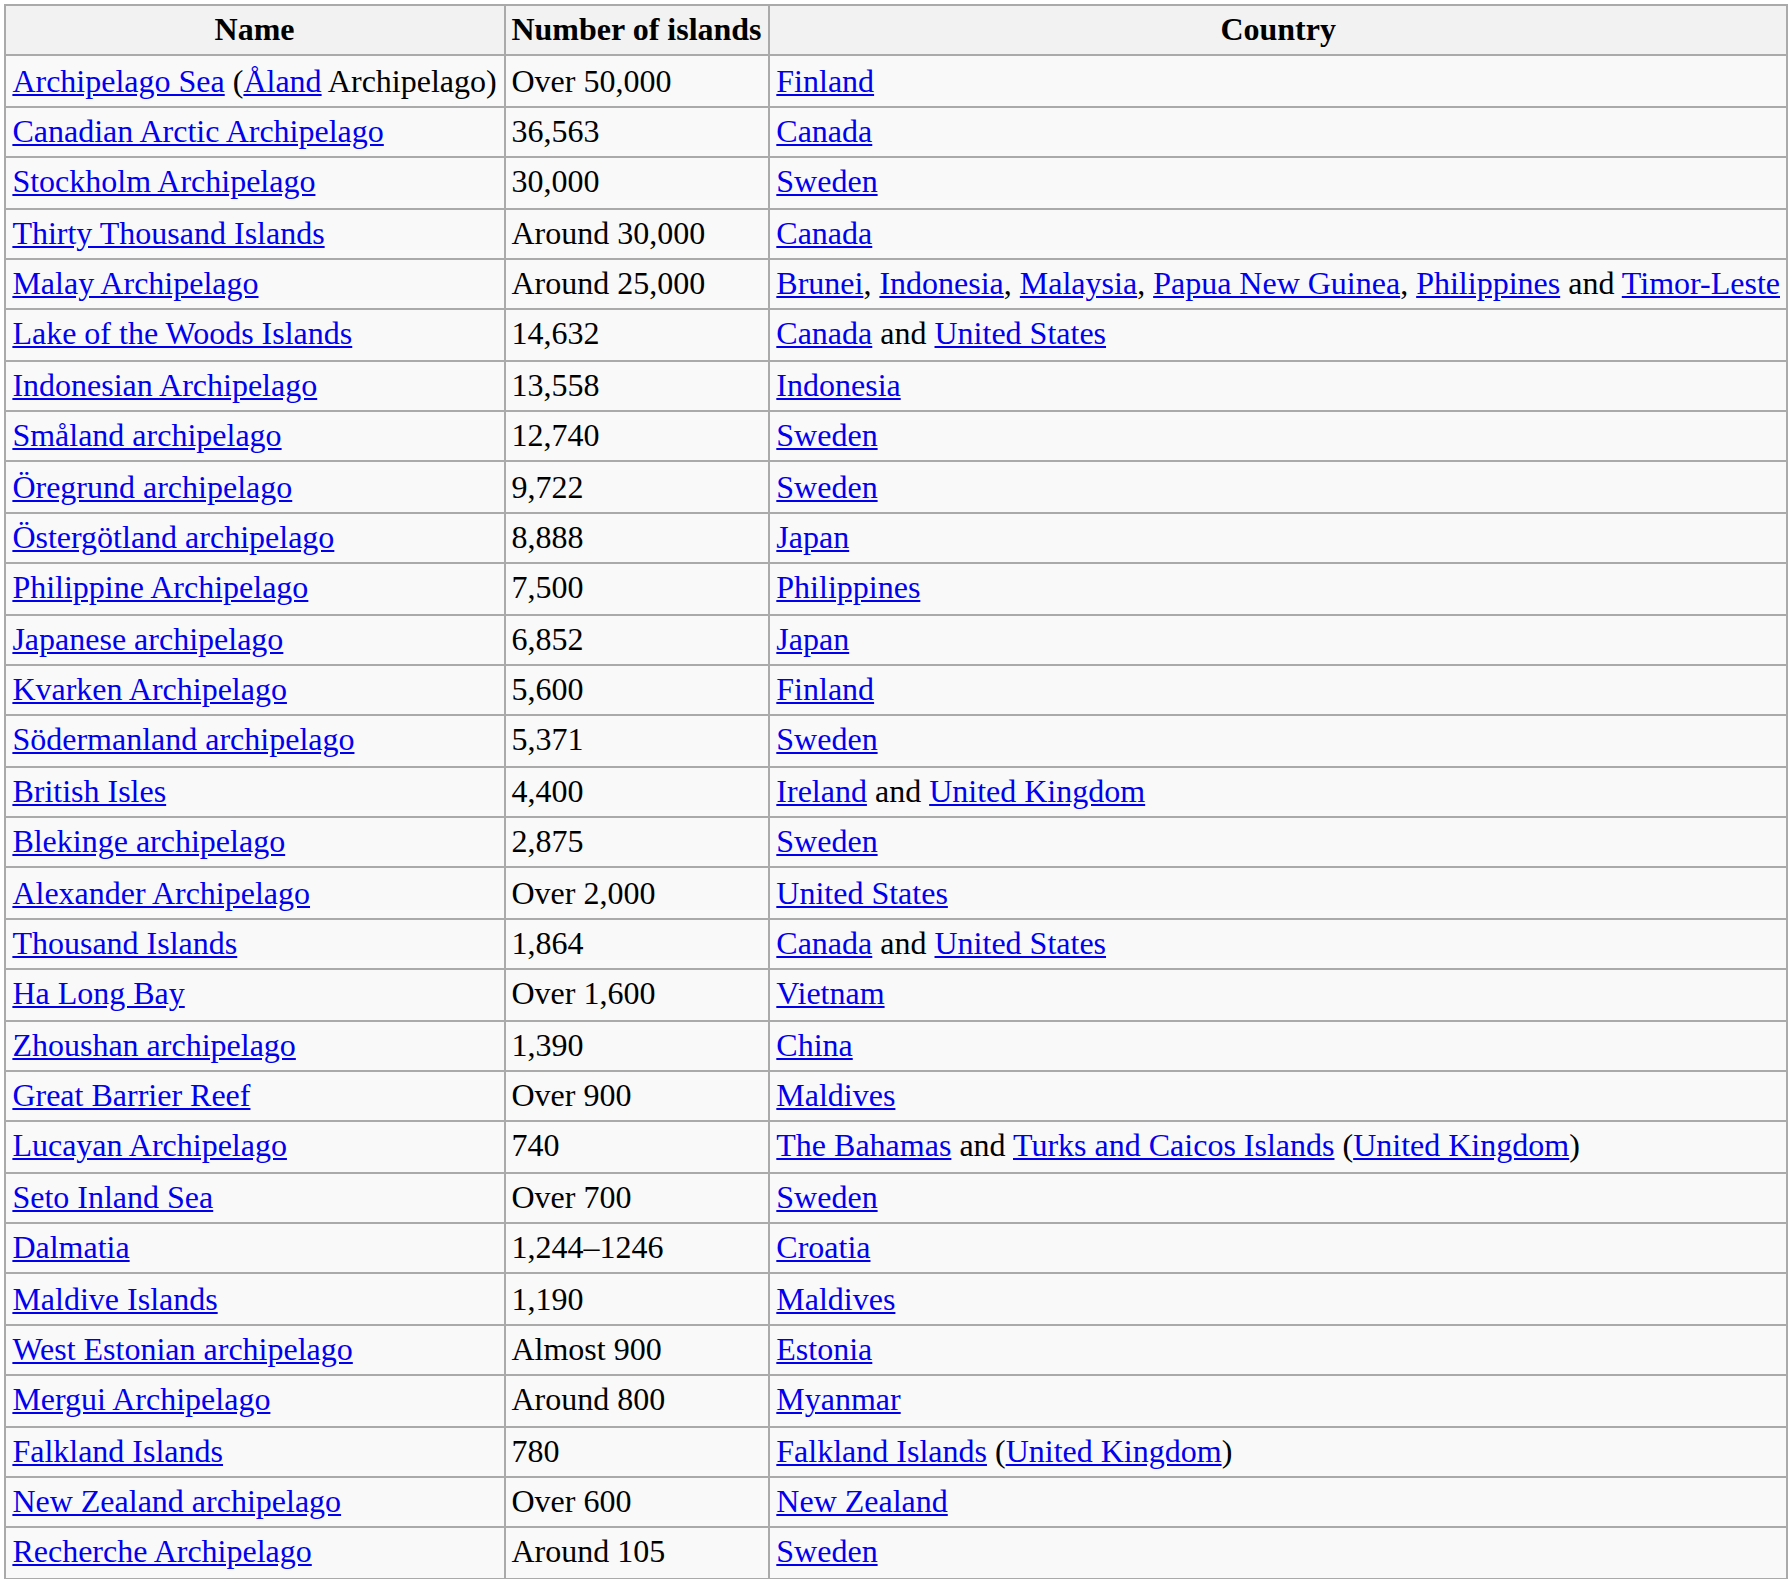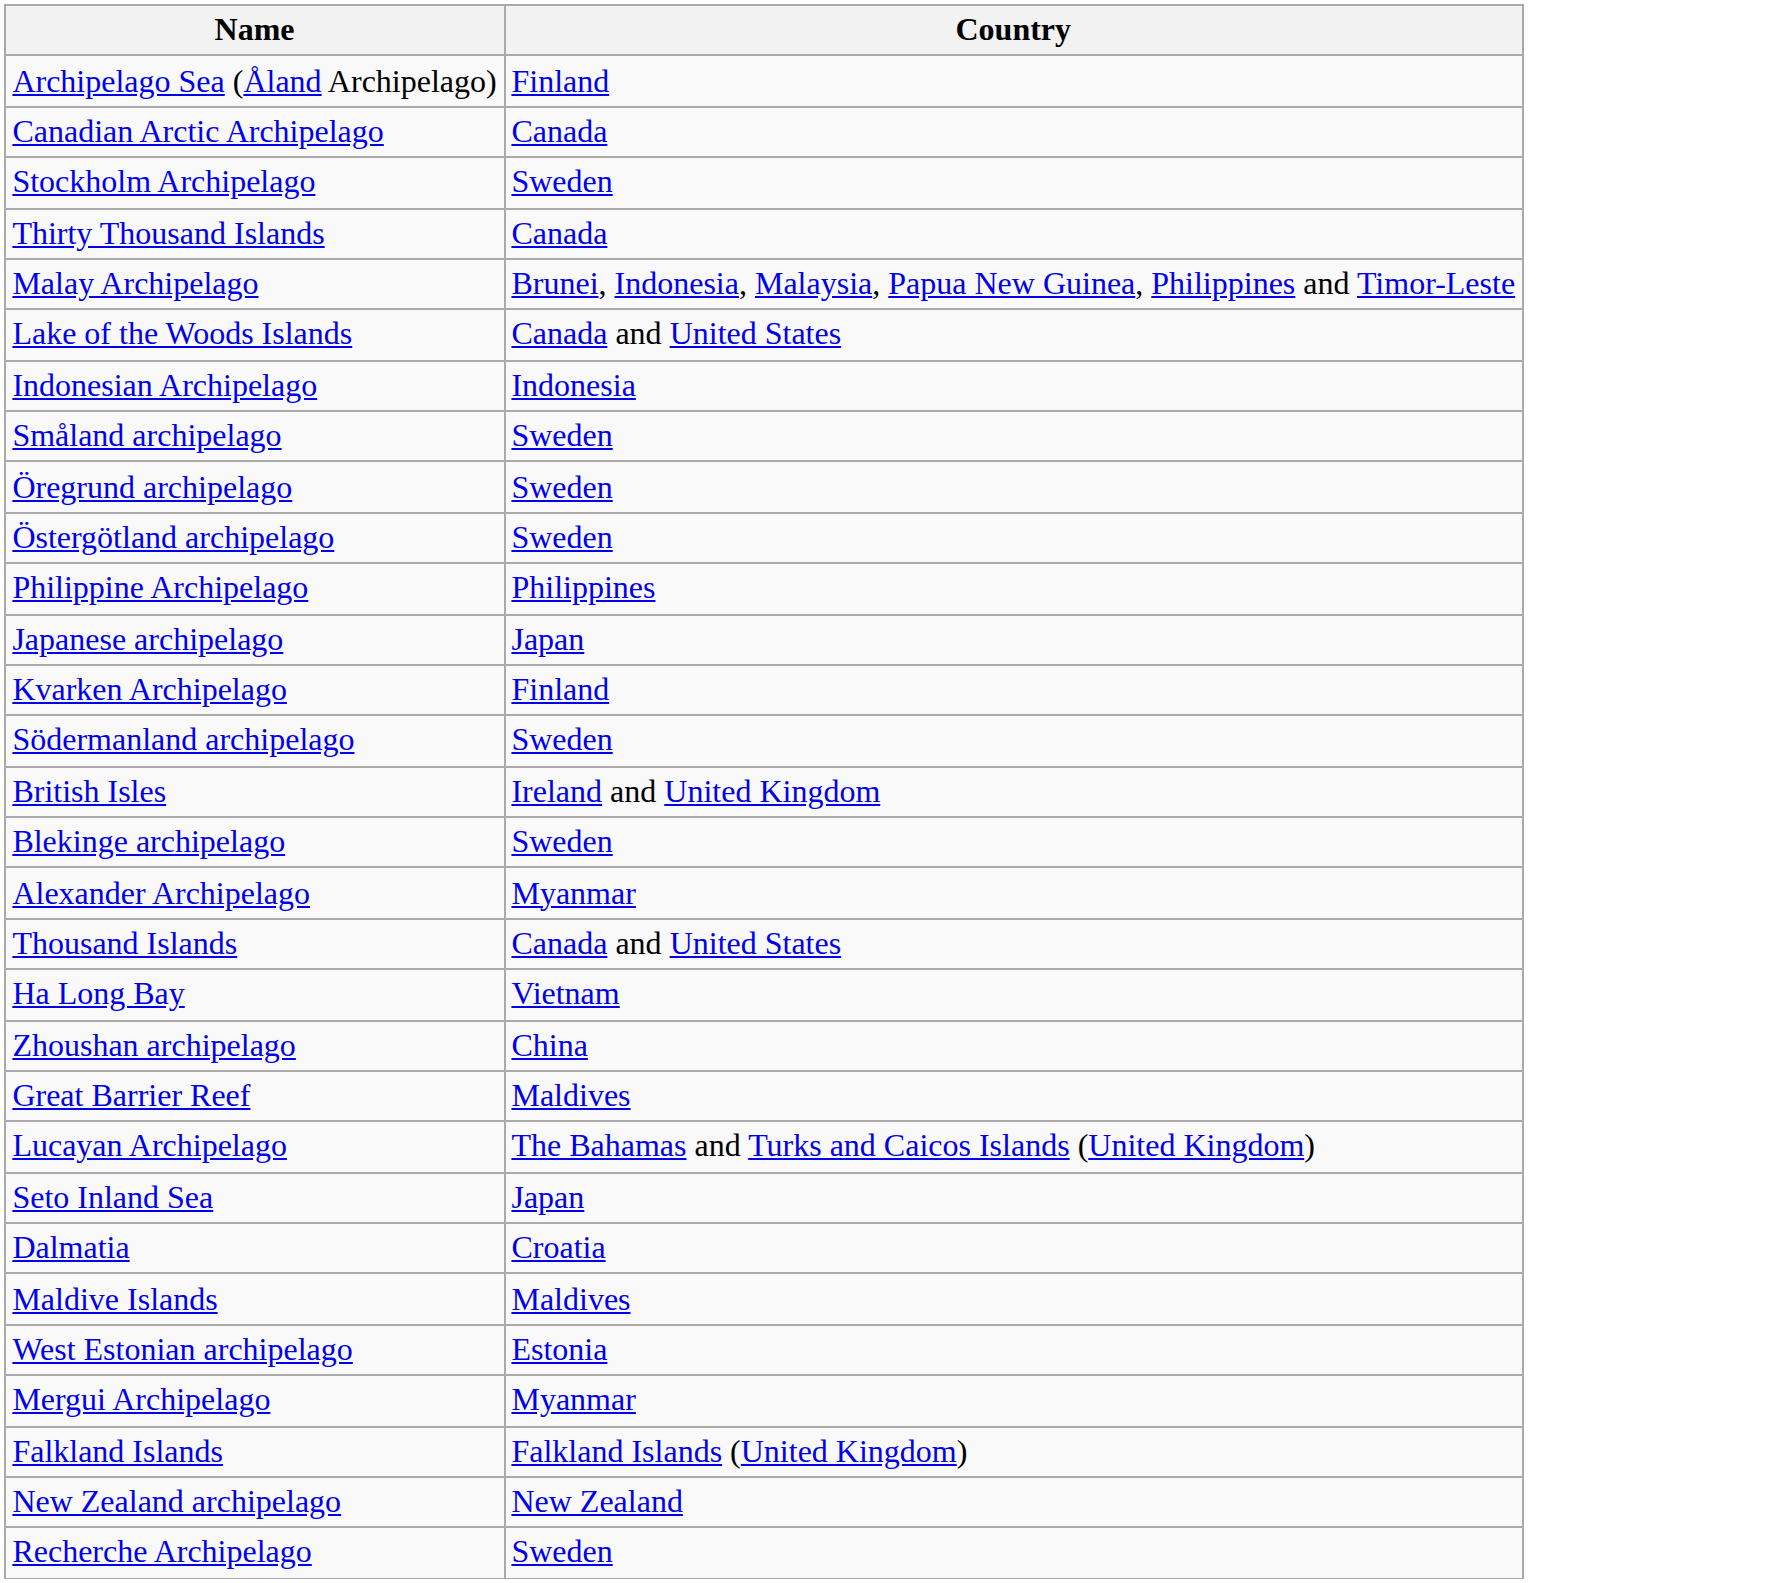- column: (636, 29)
(813, 537) Japan -> (562, 537) Sweden
(862, 892) United States -> (574, 892) Myanmar
(827, 1197) Sweden -> (548, 1197) Japan
